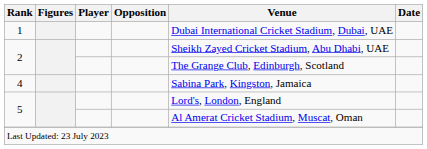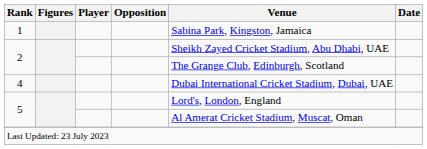(282, 30) Dubai International Cricket Stadium, Dubai, UAE -> (241, 30) Sabina Park, Kingston, Jamaica
(241, 83) Sabina Park, Kingston, Jamaica -> (282, 83) Dubai International Cricket Stadium, Dubai, UAE
